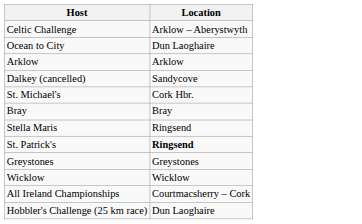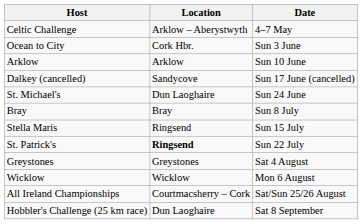+ column: (305, 12)
(183, 45) Dun Laoghaire -> (173, 45) Cork Hbr.
(173, 95) Cork Hbr. -> (183, 95) Dun Laoghaire
